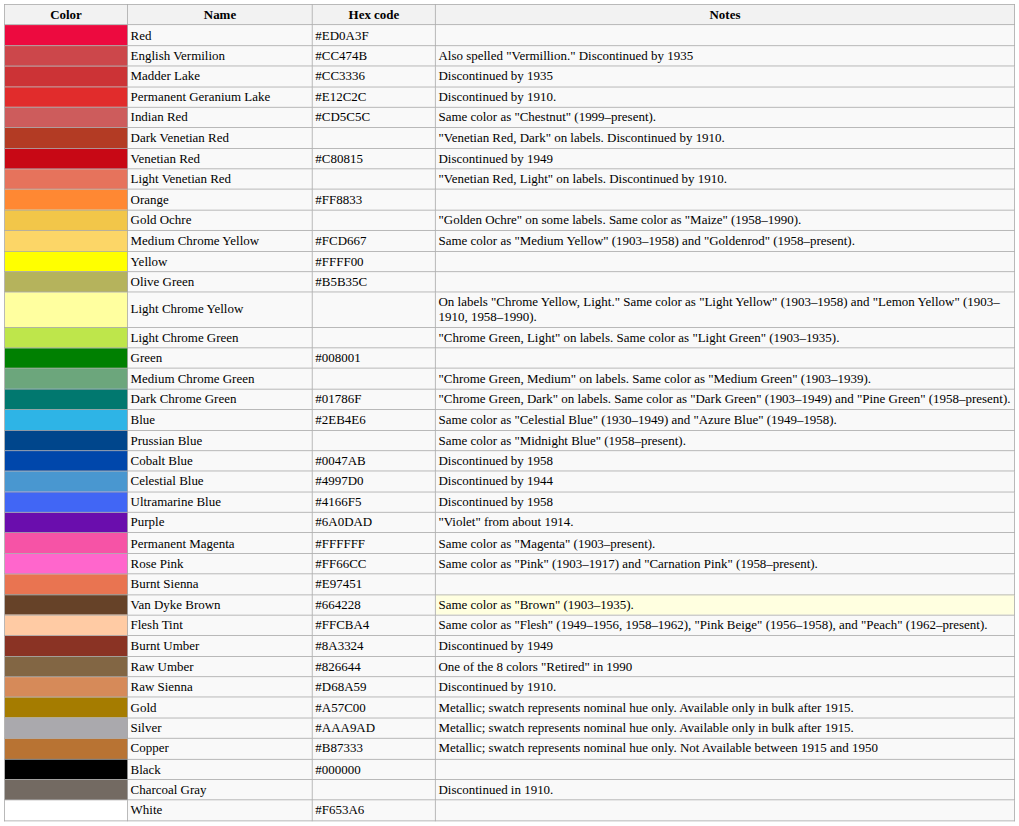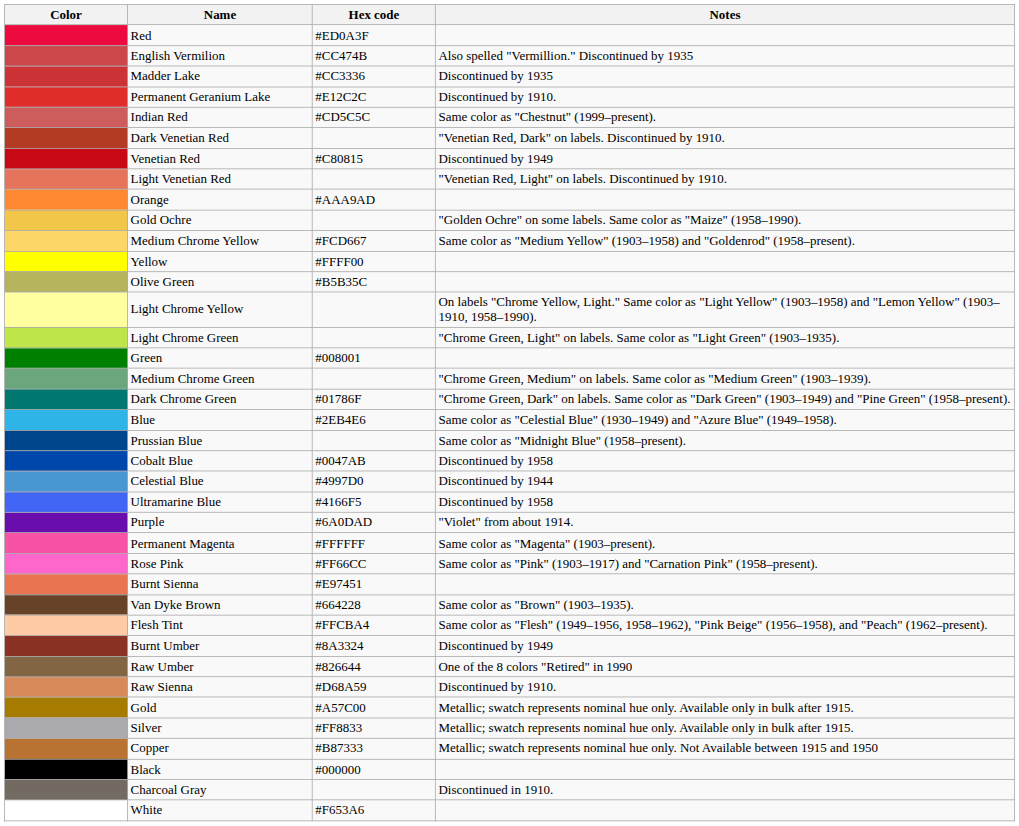(339, 199) #FF8833 -> (345, 199) #AAA9AD
(536, 604) lightyellow background -> (536, 604) no background
(345, 728) #AAA9AD -> (339, 728) #FF8833
